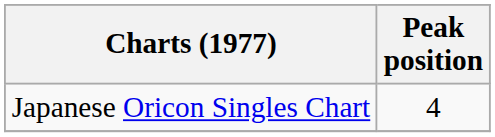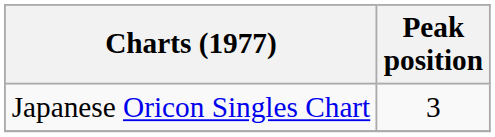(433, 107) 4 -> (433, 107) 3
